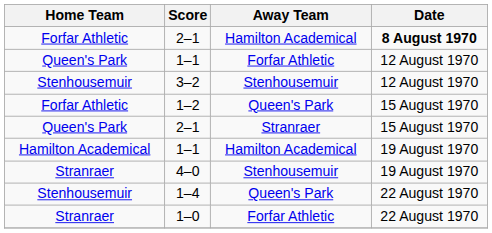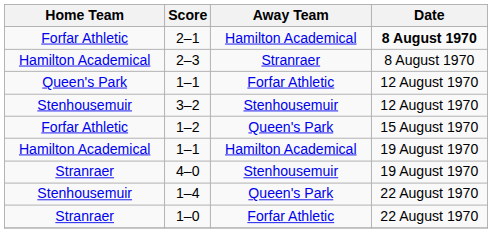+ row: (85, 60)
- row: (85, 127)
